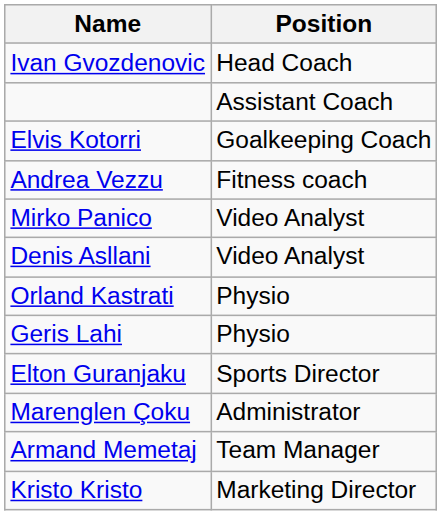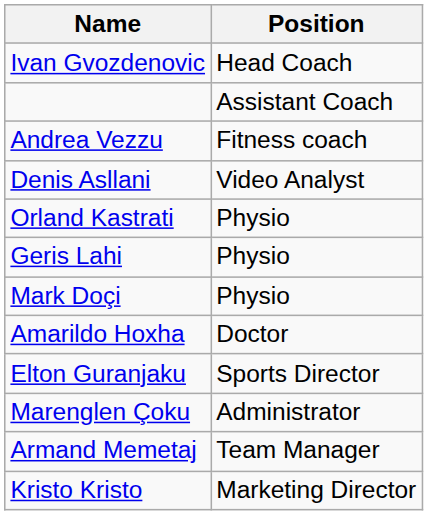- row: (76, 140)
- row: (81, 218)
+ row: (65, 295)
+ row: (97, 334)
